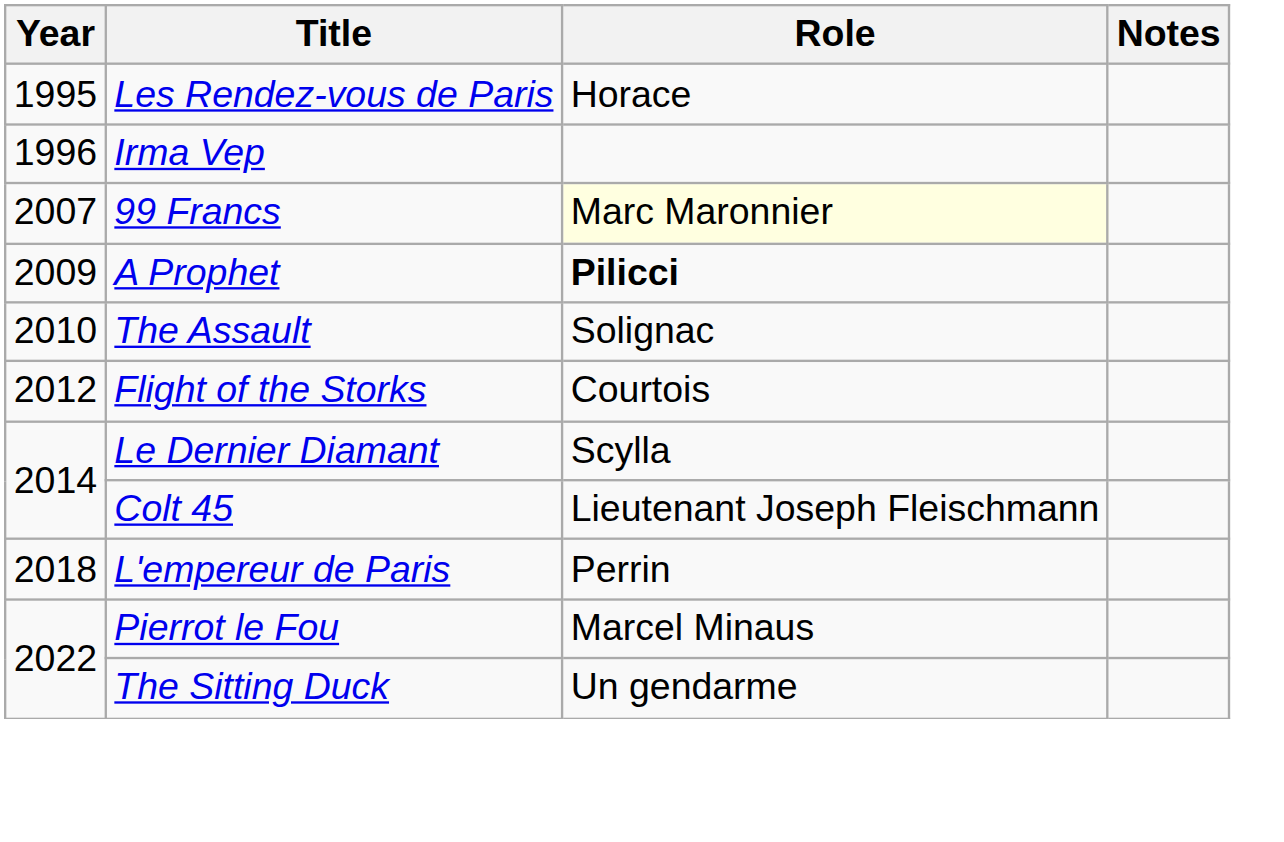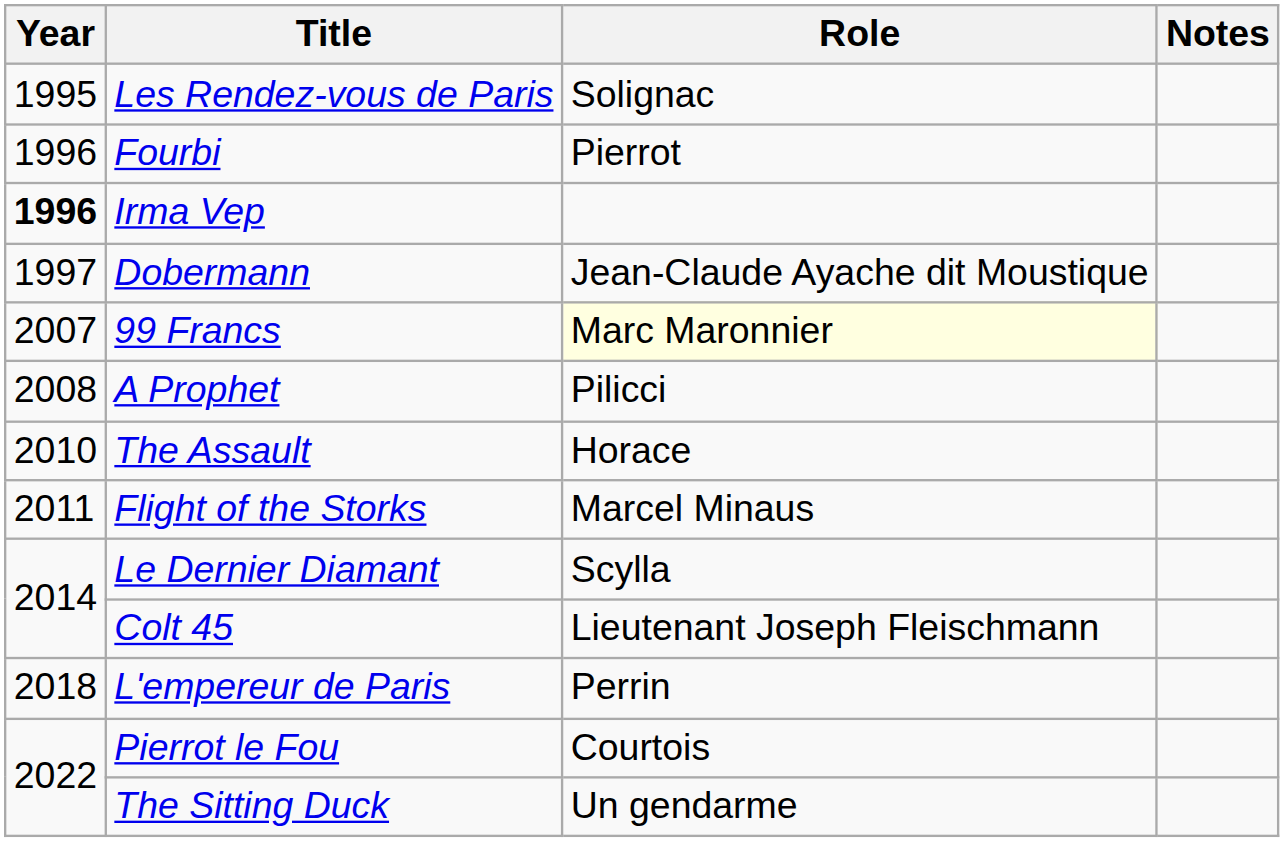(631, 93) Horace -> (643, 93) Solignac
+ row: (167, 152)
(55, 152) normal -> (55, 212) bold
+ row: (212, 271)
(55, 271) 2009 -> (55, 390) 2008
(625, 271) bold -> (619, 390) normal
(643, 331) Solignac -> (631, 449) Horace
(55, 390) 2012 -> (54, 509) 2011
(640, 390) Courtois -> (692, 509) Marcel Minaus
(692, 627) Marcel Minaus -> (640, 746) Courtois
